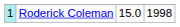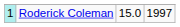(159, 13) 1998 -> (159, 13) 1997
